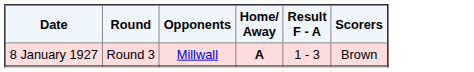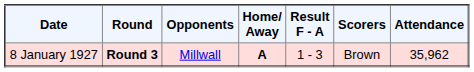+ column: (429, 24)
(131, 54) normal -> (132, 54) bold
